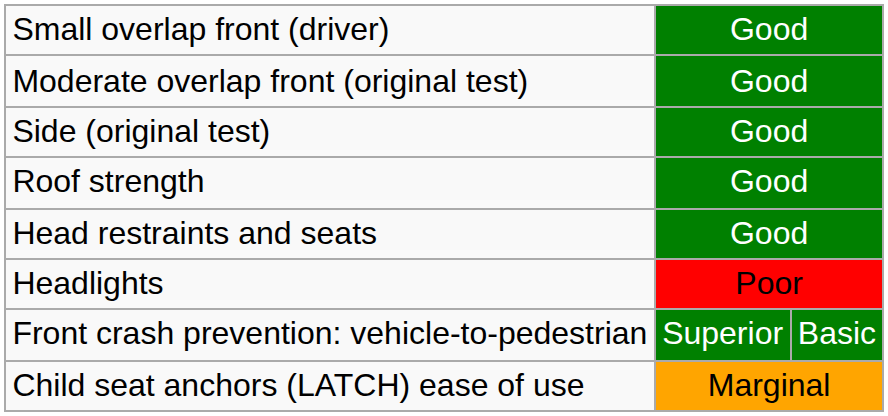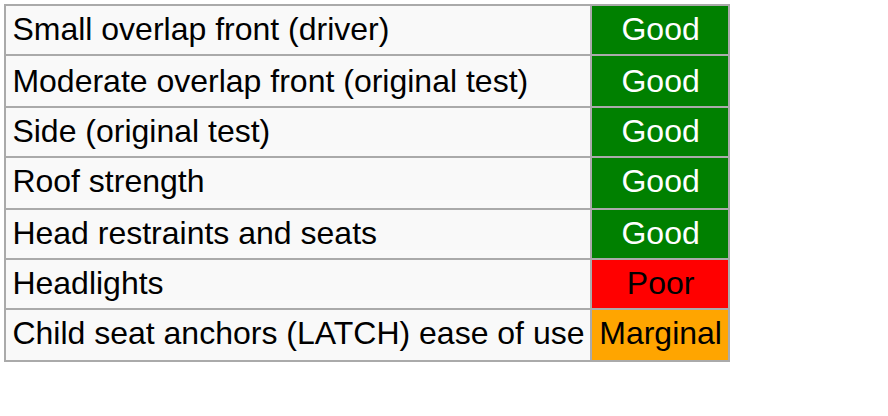- row: (330, 334)
